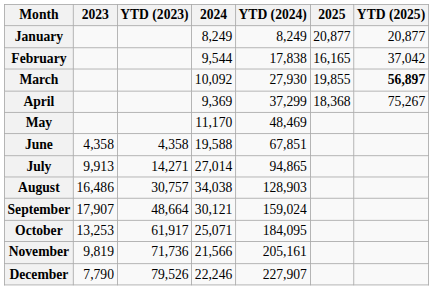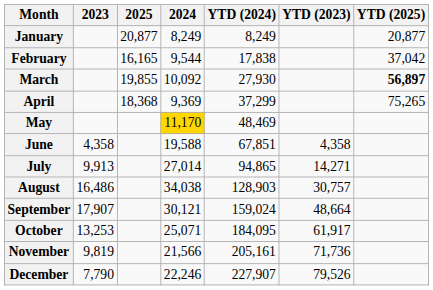columns swapped: (154, 15) <-> (332, 15)
(406, 101) 75,267 -> (406, 101) 75,265
(214, 123) no background -> (183, 123) gold background
